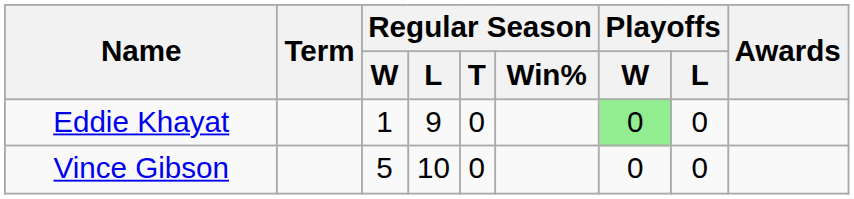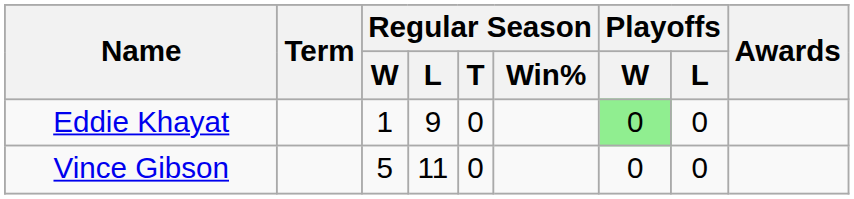(433, 168) 10 -> (433, 168) 11
